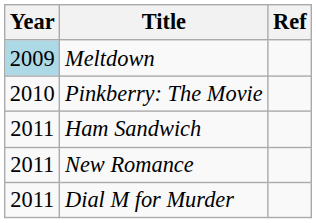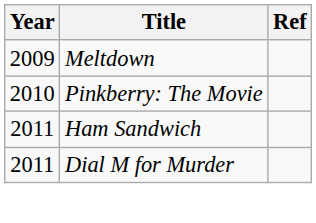(32, 57) lightblue background -> (32, 57) no background
- row: (129, 164)
